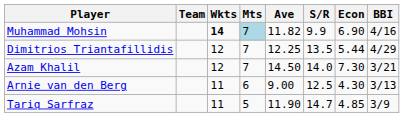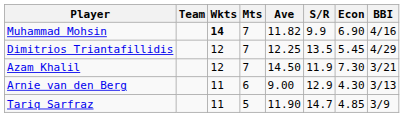(246, 31) lightblue background -> (246, 31) no background
(351, 49) 5.44 -> (351, 49) 5.45
(319, 67) 14.0 -> (319, 67) 11.9
(319, 85) 12.5 -> (319, 85) 12.9
